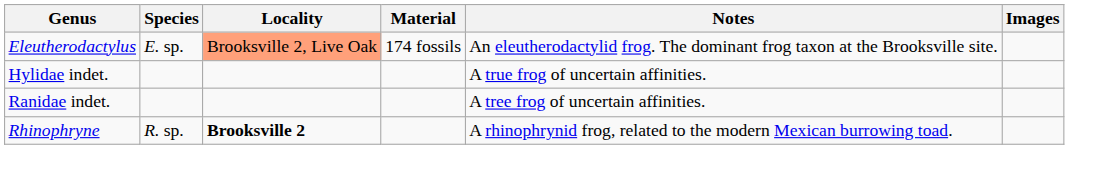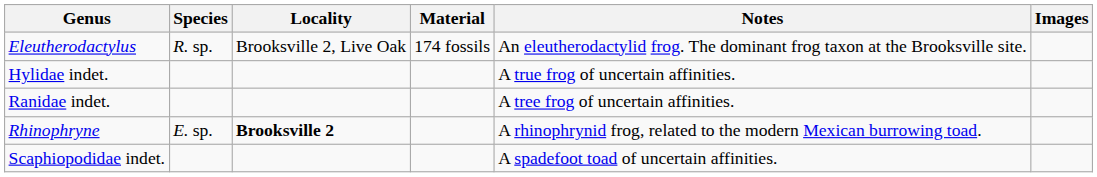(164, 46) E. sp. -> (193, 46) R. sp.
(292, 46) lightsalmon background -> (321, 46) no background
(164, 130) R. sp. -> (193, 130) E. sp.
+ row: (87, 158)
